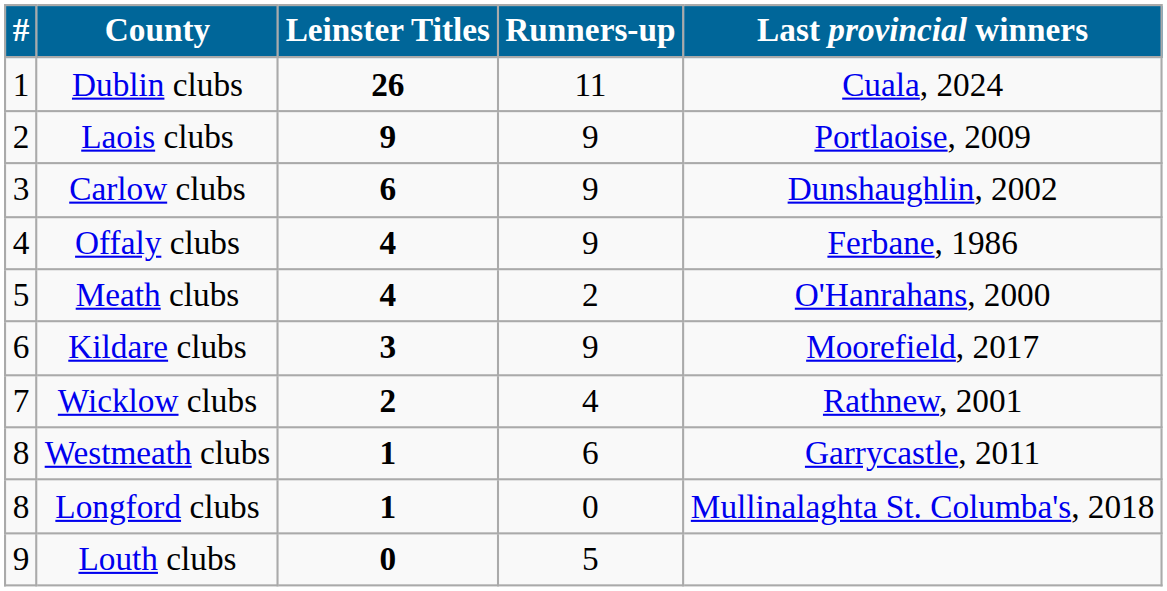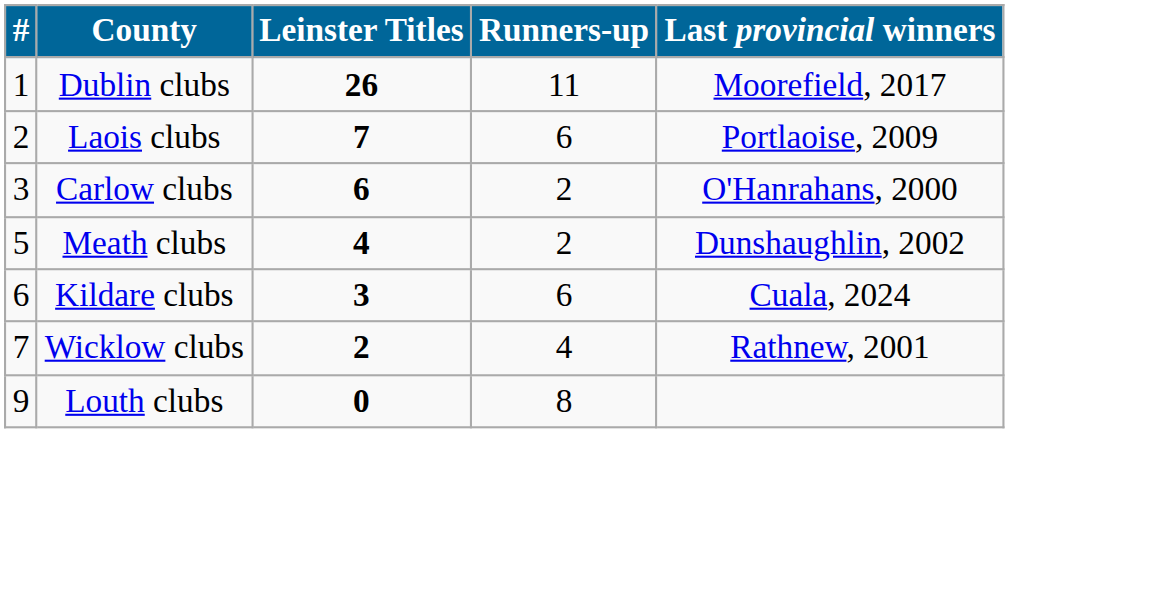(923, 83) Cuala, 2024 -> (830, 83) Moorefield, 2017
(388, 136) 9 -> (361, 136) 7
(590, 136) 9 -> (564, 136) 6
(590, 189) 9 -> (564, 189) 2
(923, 189) Dunshaughlin, 2002 -> (830, 189) O'Hanrahans, 2000
- row: (157, 242)
(923, 294) O'Hanrahans, 2000 -> (830, 242) Dunshaughlin, 2002
(590, 347) 9 -> (564, 294) 6
(923, 347) Moorefield, 2017 -> (830, 294) Cuala, 2024
- row: (157, 453)
- row: (157, 505)
(590, 558) 5 -> (564, 400) 8
